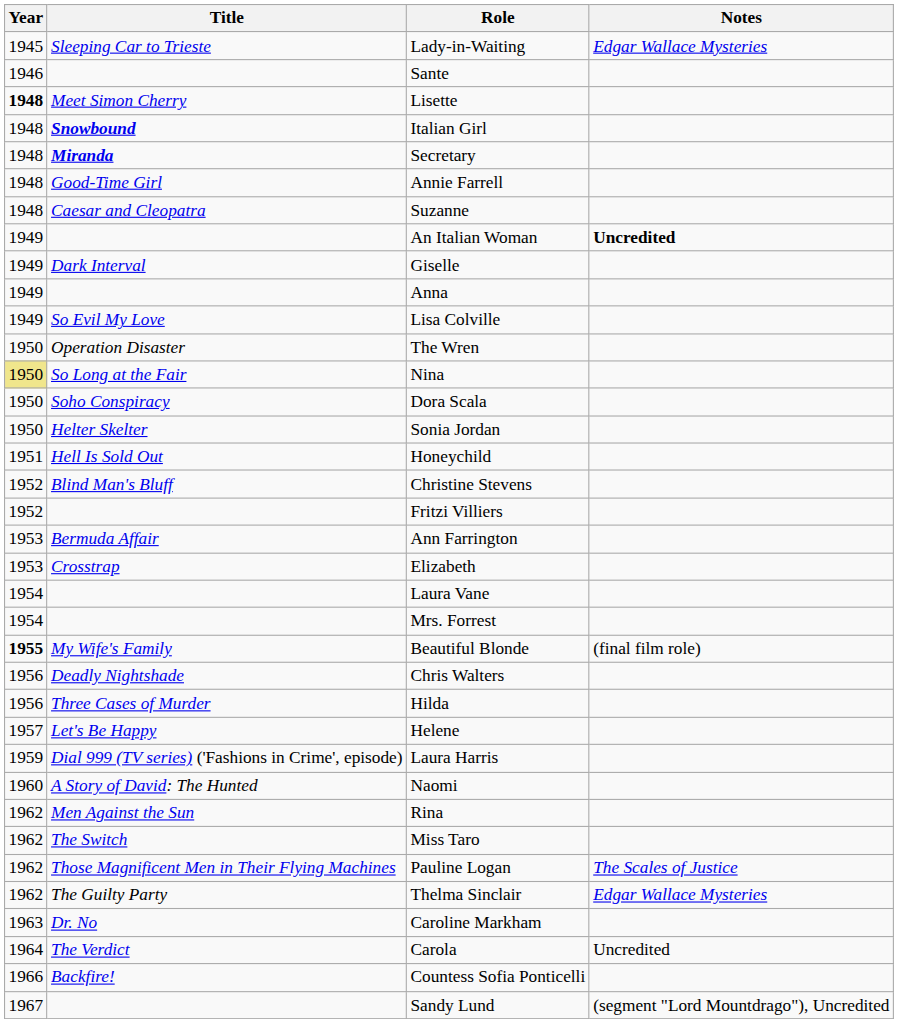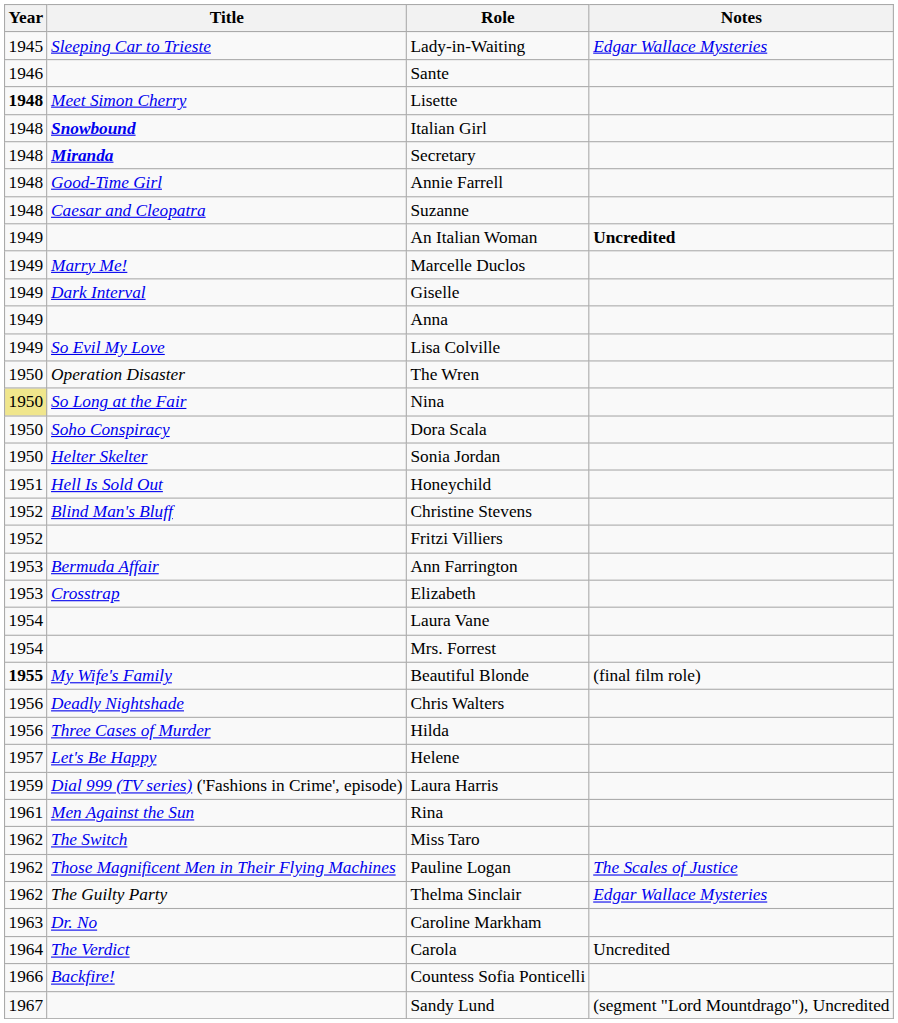+ row: (468, 264)
- row: (434, 785)
(26, 812) 1962 -> (26, 812) 1961
